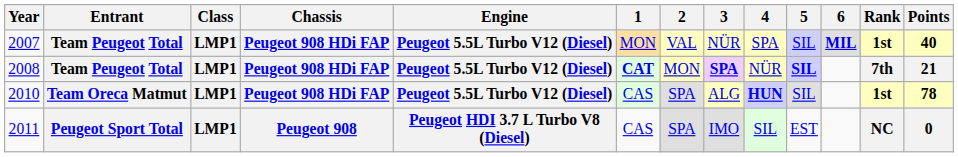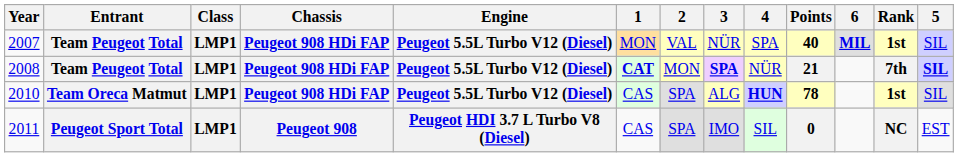columns swapped: (804, 16) <-> (929, 16)
